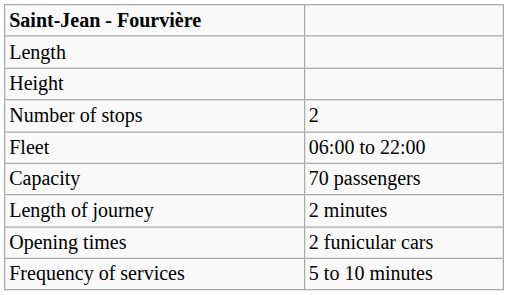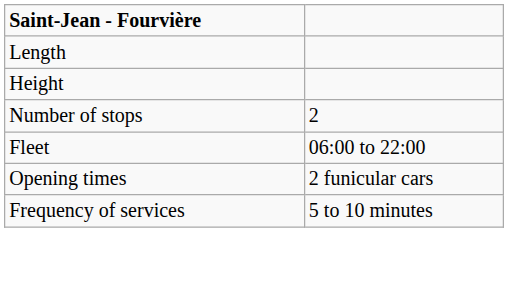- row: (45, 178)
- row: (81, 210)
